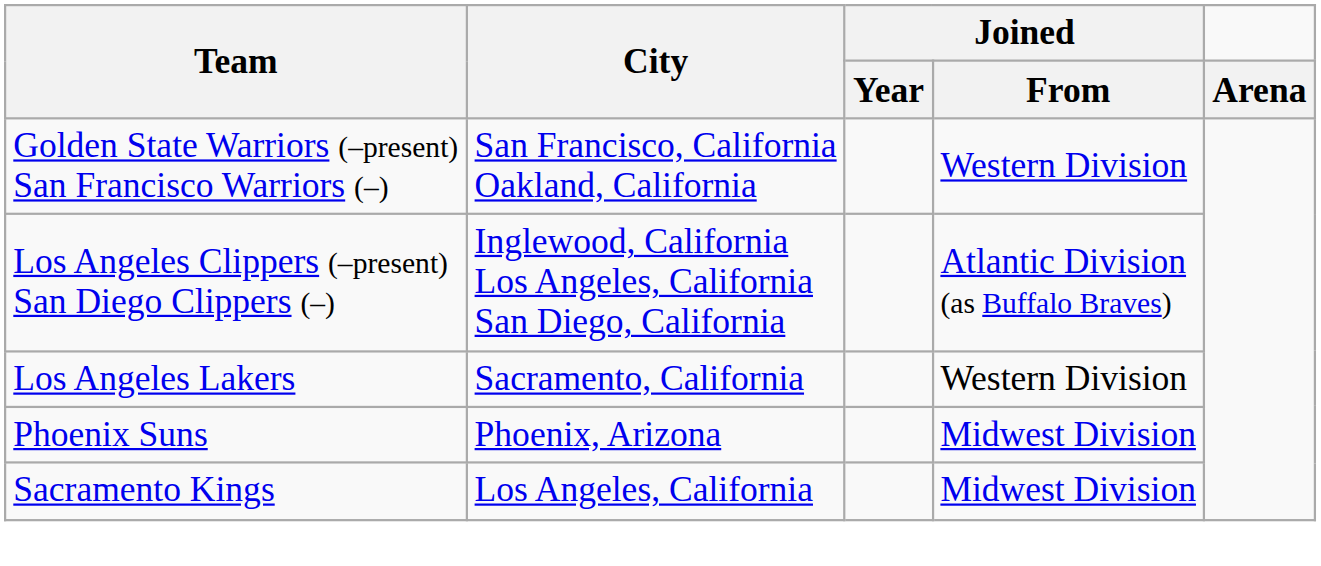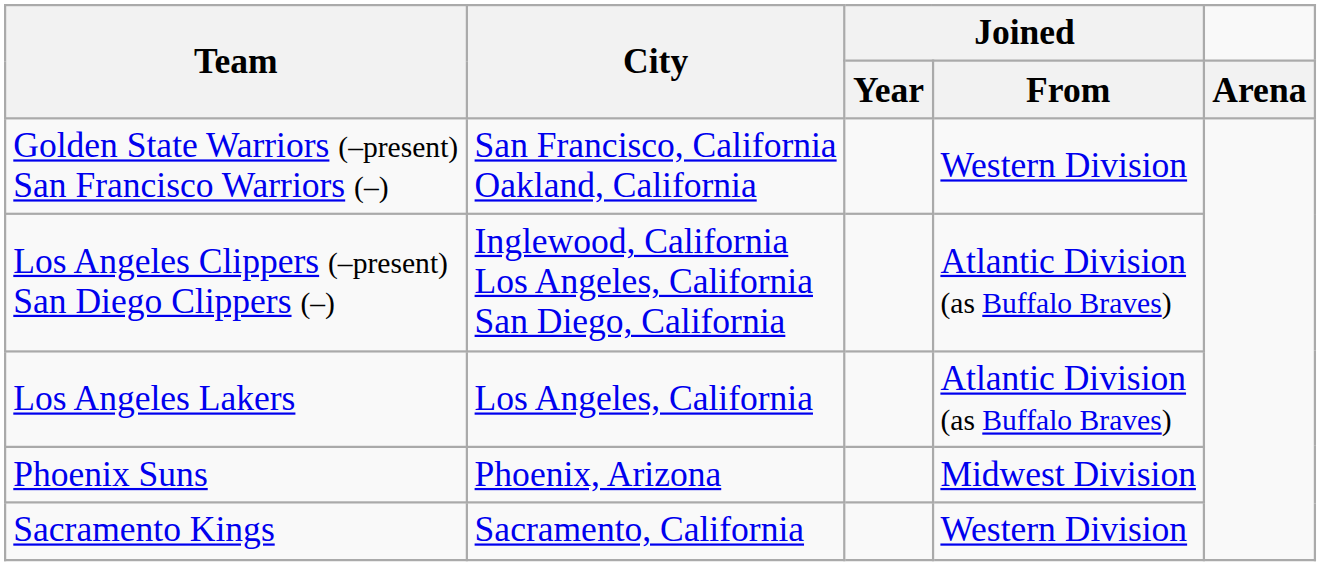(639, 377) Sacramento, California -> (644, 397) Los Angeles, California
(1064, 377) Western Division -> (1063, 397) Atlantic Division (as Buffalo Braves)
(644, 490) Los Angeles, California -> (639, 530) Sacramento, California
(1068, 490) Midwest Division -> (1064, 530) Western Division
